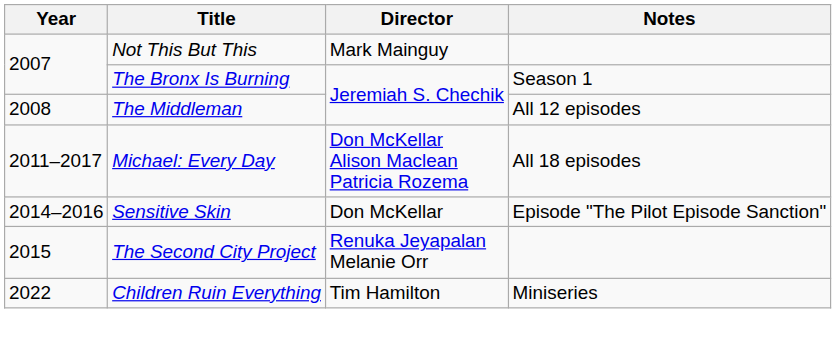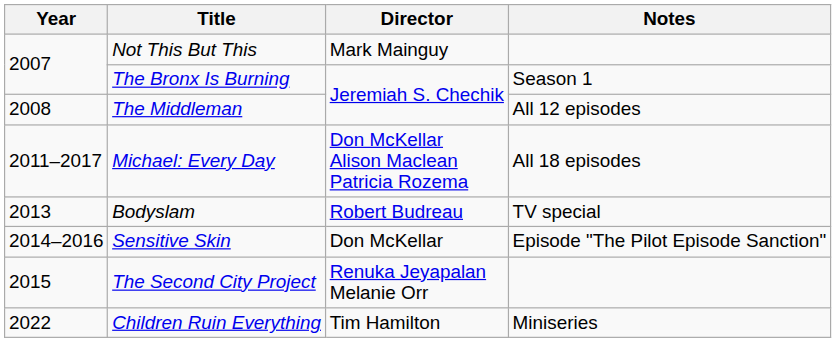+ row: (154, 211)
